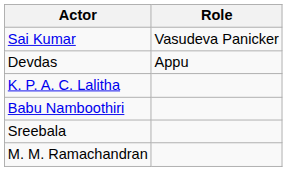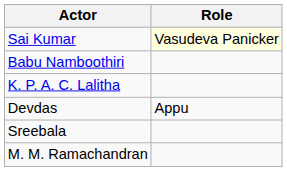(217, 39) no background -> (217, 39) lightyellow background
rows swapped: (32, 62) <-> (66, 108)
